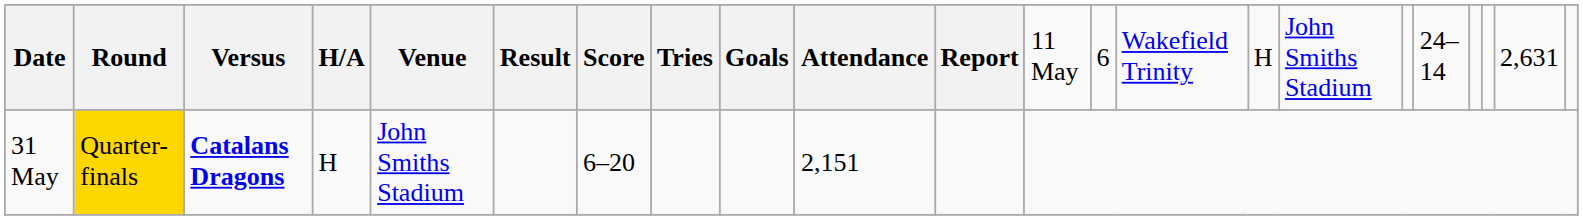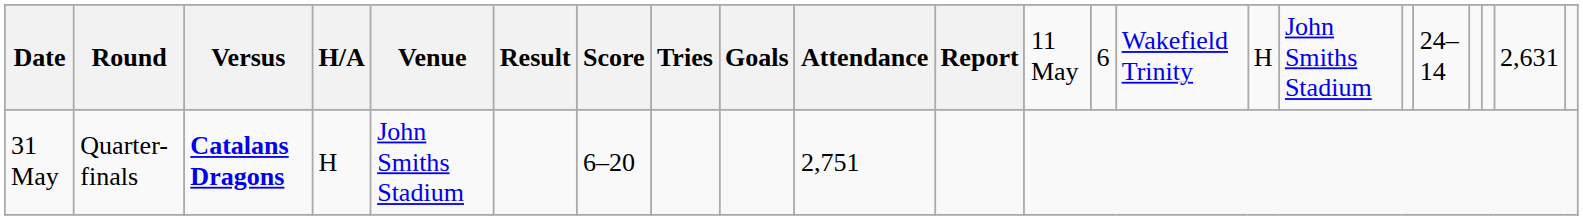(124, 161) gold background -> (124, 161) no background
(830, 161) 2,151 -> (830, 161) 2,751
